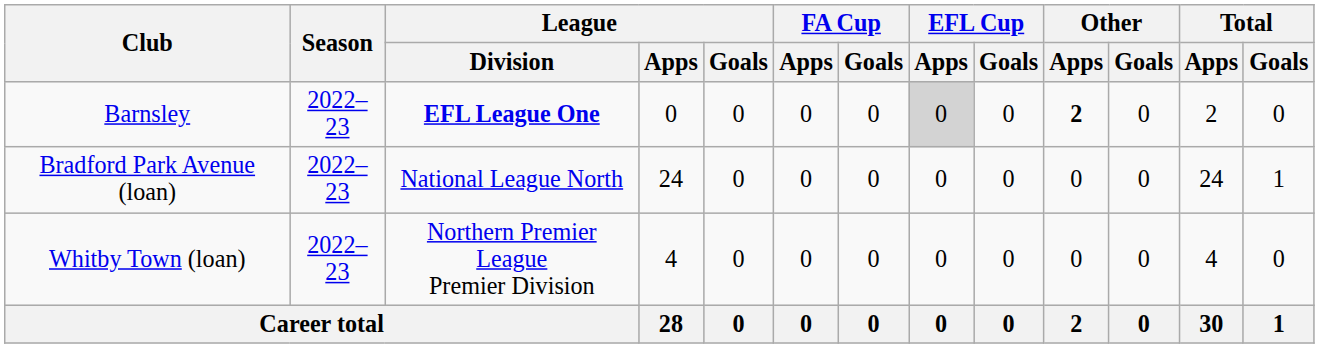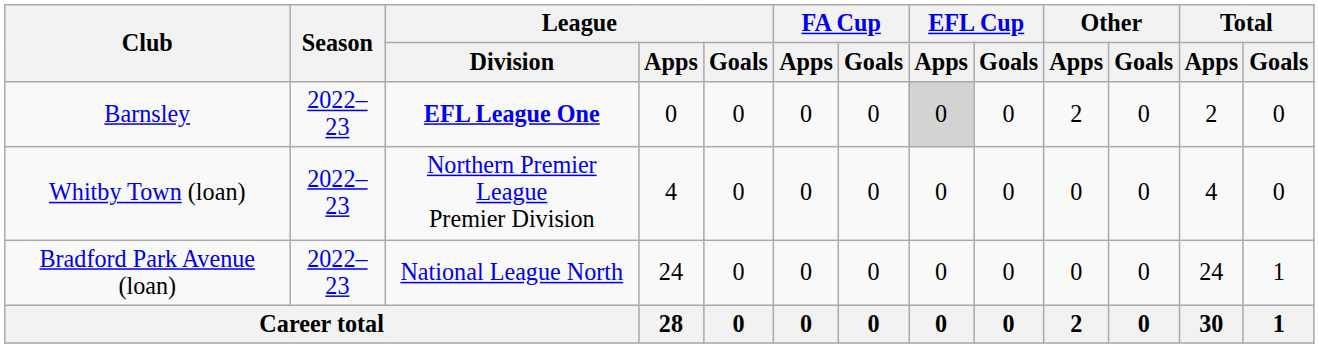(1076, 113) bold -> (1076, 113) normal
rows swapped: (147, 258) <-> (147, 179)
